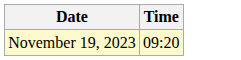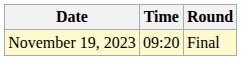+ column: (210, 17)
